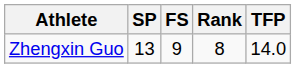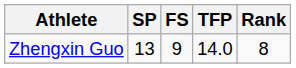columns swapped: (268, 19) <-> (220, 19)
